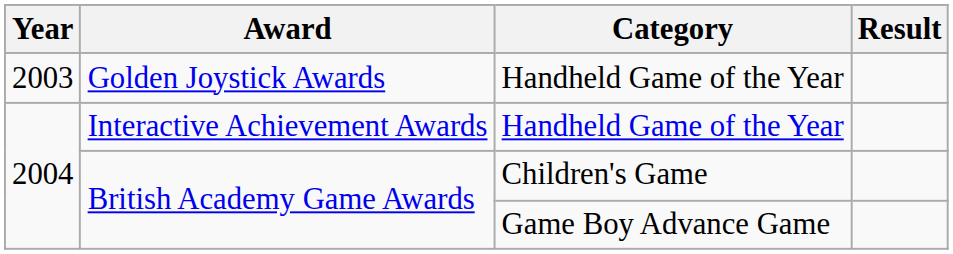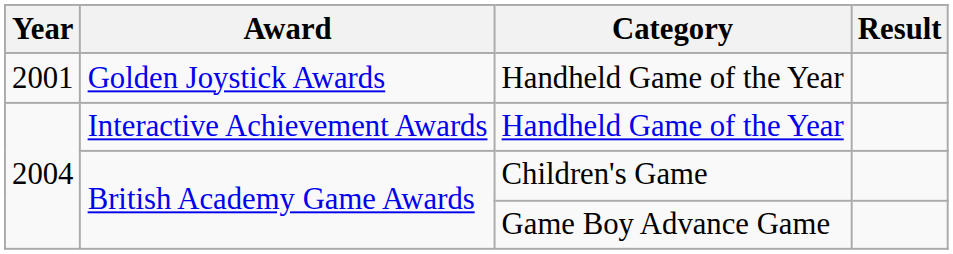(43, 77) 2003 -> (43, 77) 2001
